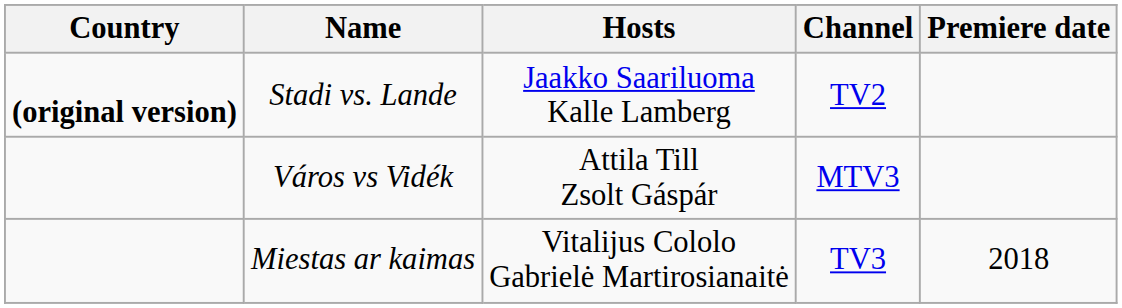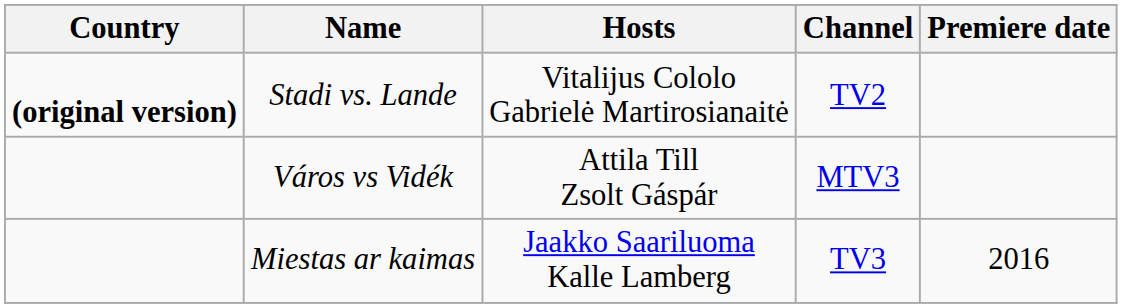(639, 94) Jaakko Saariluoma Kalle Lamberg -> (639, 94) Vitalijus Cololo Gabrielė Martirosianaitė
(639, 260) Vitalijus Cololo Gabrielė Martirosianaitė -> (639, 260) Jaakko Saariluoma Kalle Lamberg
(1019, 260) 2018 -> (1019, 260) 2016
